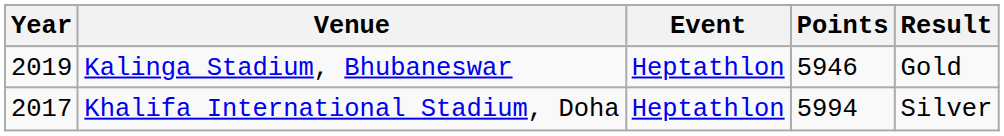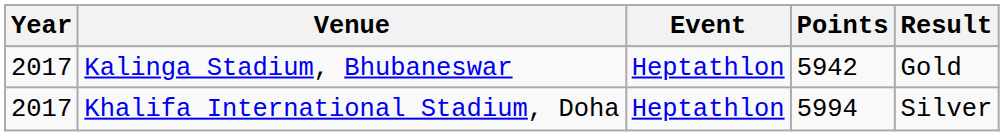(42, 67) 2019 -> (42, 67) 2017
(827, 67) 5946 -> (827, 67) 5942
